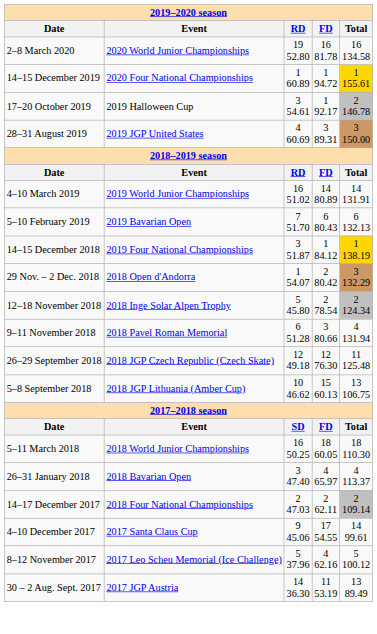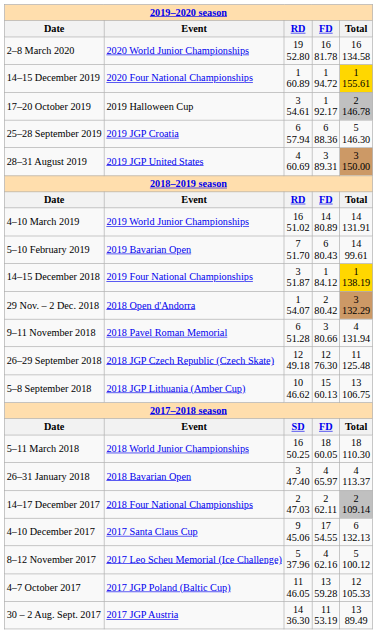+ row: (54, 134)
(356, 222) 6 132.13 -> (356, 249) 14 99.61
- row: (54, 305)
(356, 532) 14 99.61 -> (356, 532) 6 132.13
+ row: (44, 587)
